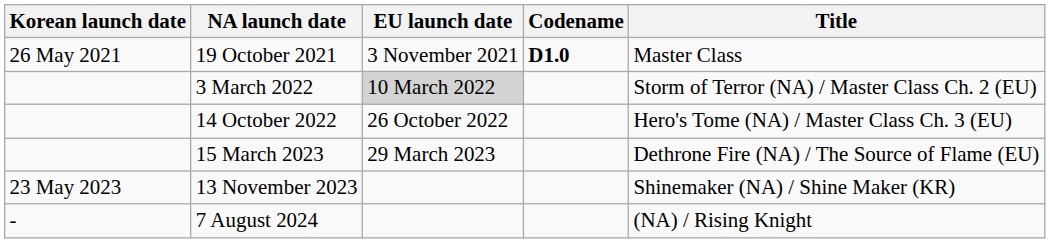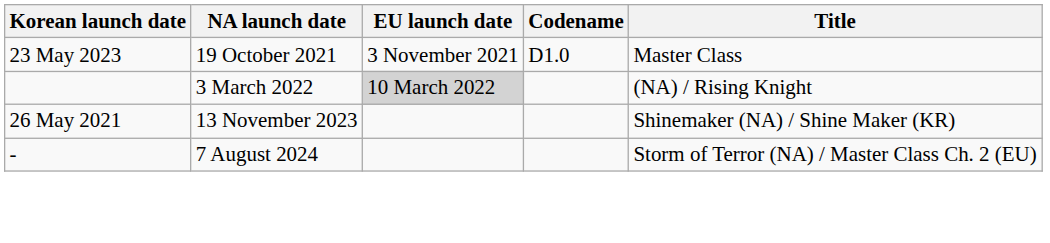(65, 54) 26 May 2021 -> (65, 54) 23 May 2023
(549, 54) bold -> (549, 54) normal
(835, 87) Storm of Terror (NA) / Master Class Ch. 2 (EU) -> (723, 87) (NA) / Rising Knight
- row: (266, 120)
- row: (260, 154)
(65, 187) 23 May 2023 -> (65, 120) 26 May 2021
(723, 220) (NA) / Rising Knight -> (835, 154) Storm of Terror (NA) / Master Class Ch. 2 (EU)
